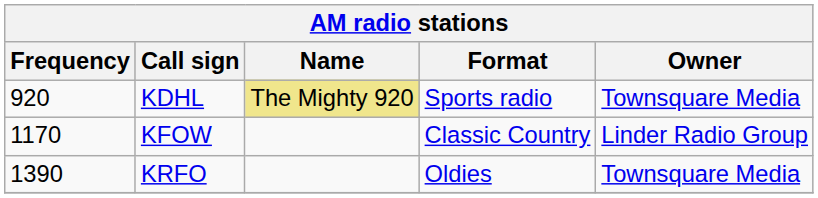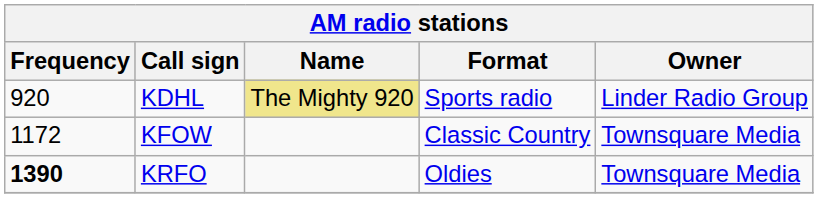(701, 98) Townsquare Media -> (705, 98) Linder Radio Group
(36, 135) 1170 -> (36, 135) 1172
(705, 135) Linder Radio Group -> (701, 135) Townsquare Media
(37, 173) normal -> (37, 173) bold
